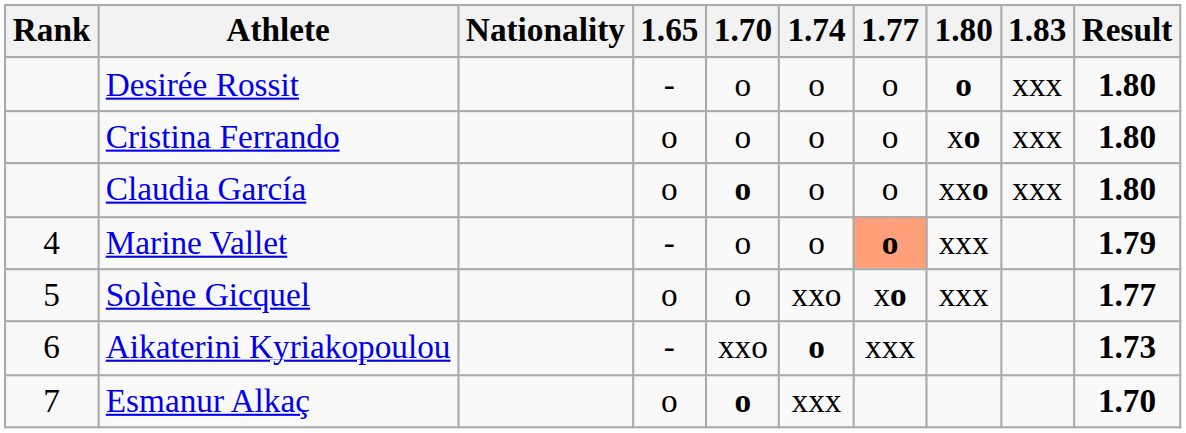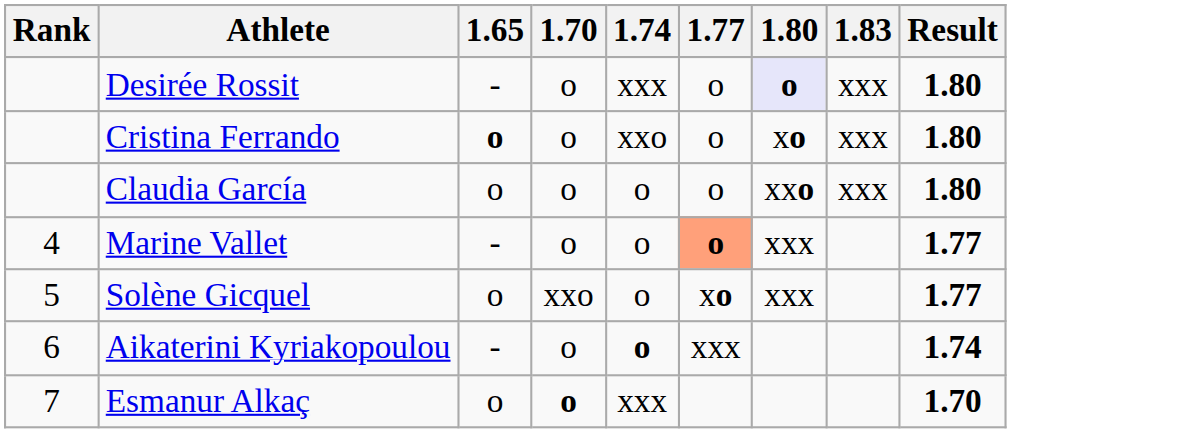- column: (545, 30)
(816, 83) o -> (642, 83) xxx
(964, 83) no background -> (789, 83) lavender background
(669, 136) normal -> (495, 136) bold
(816, 136) o -> (642, 136) xxo
(743, 189) bold -> (569, 189) normal
(1127, 242) 1.79 -> (953, 242) 1.77
(743, 294) o -> (569, 294) xxo
(816, 294) xxo -> (642, 294) o
(743, 347) xxo -> (569, 347) o
(1127, 347) 1.73 -> (953, 347) 1.74
